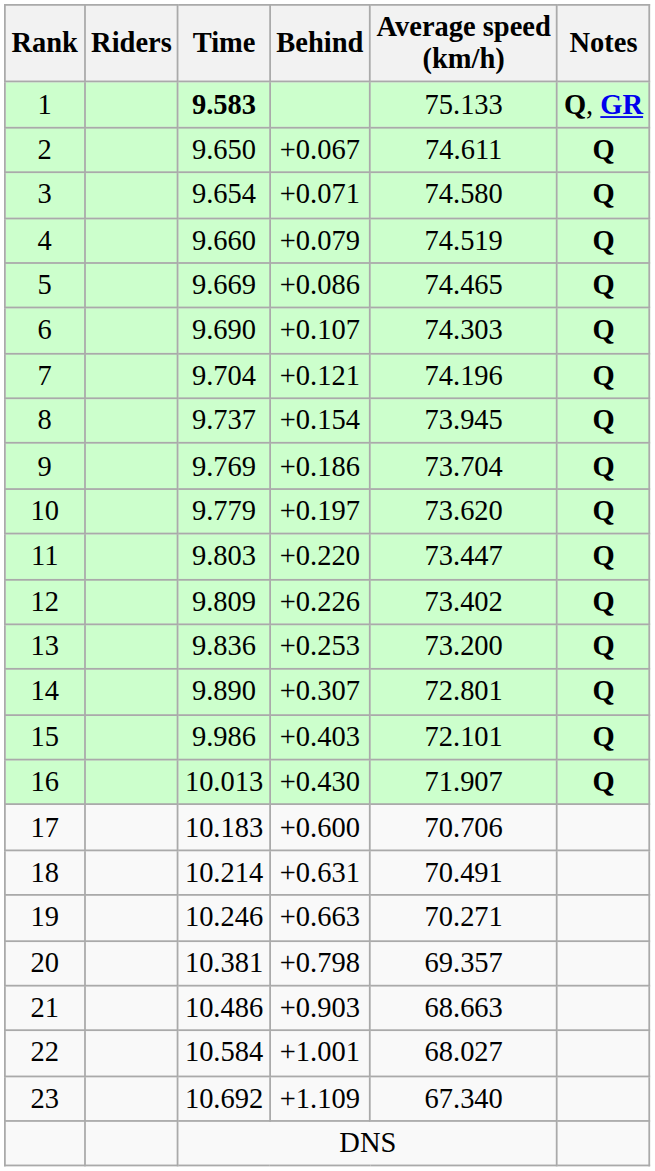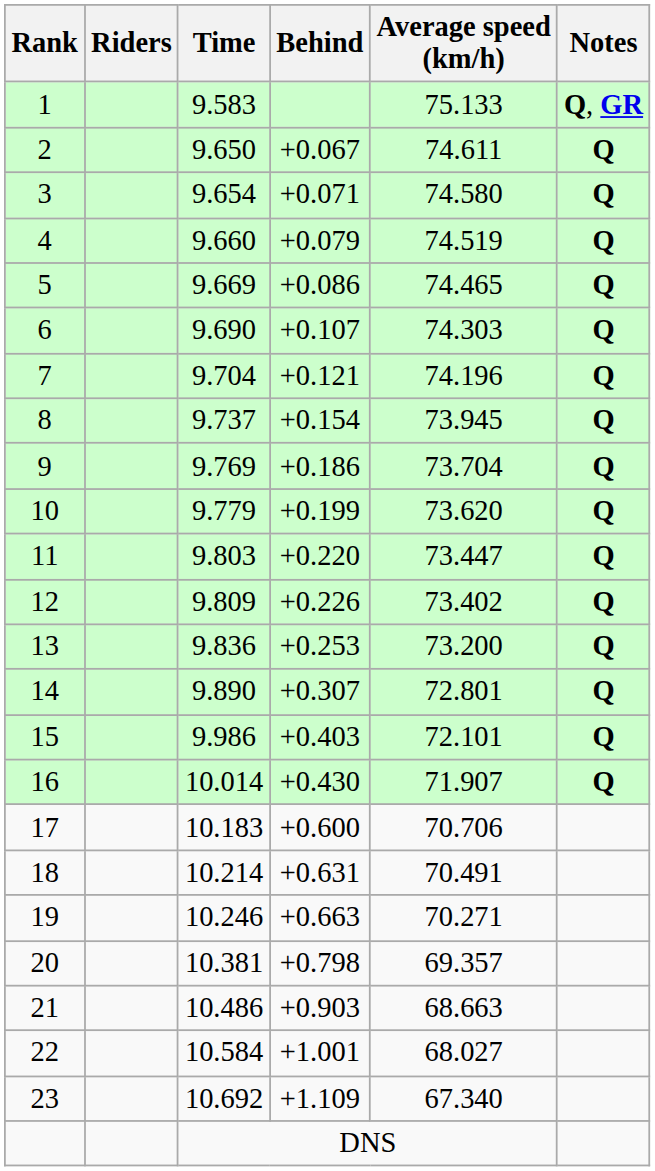(224, 104) bold -> (224, 104) normal
(320, 510) +0.197 -> (320, 510) +0.199
(224, 781) 10.013 -> (224, 781) 10.014
